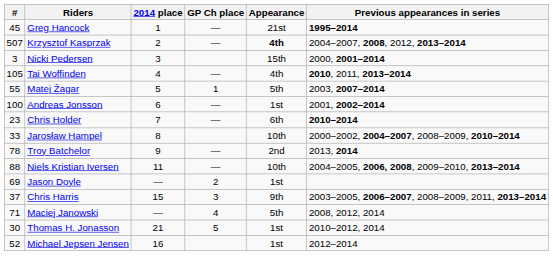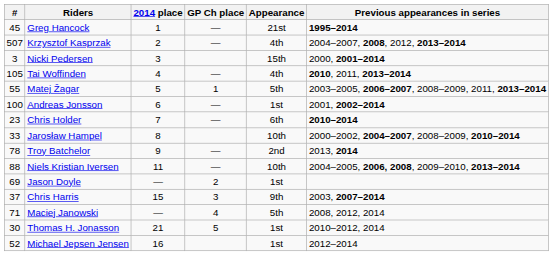(277, 43) bold -> (277, 43) normal
(347, 89) 2003, 2007–2014 -> (427, 89) 2003–2005, 2006–2007, 2008–2009, 2011, 2013–2014
(427, 197) 2003–2005, 2006–2007, 2008–2009, 2011, 2013–2014 -> (347, 197) 2003, 2007–2014
